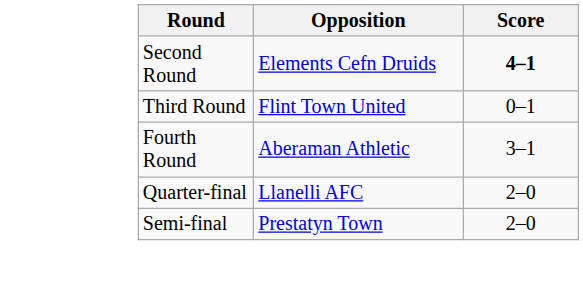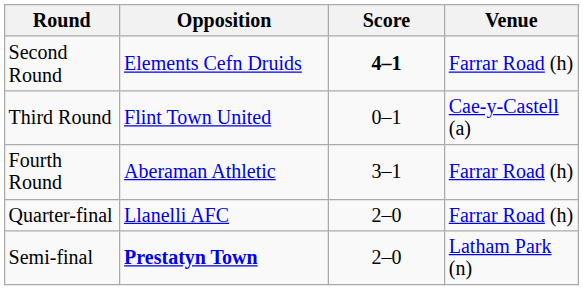+ column: (511, 20)
(320, 223) normal -> (191, 257) bold
